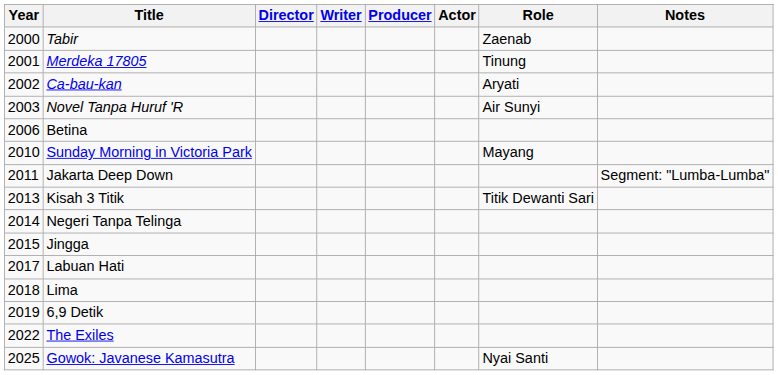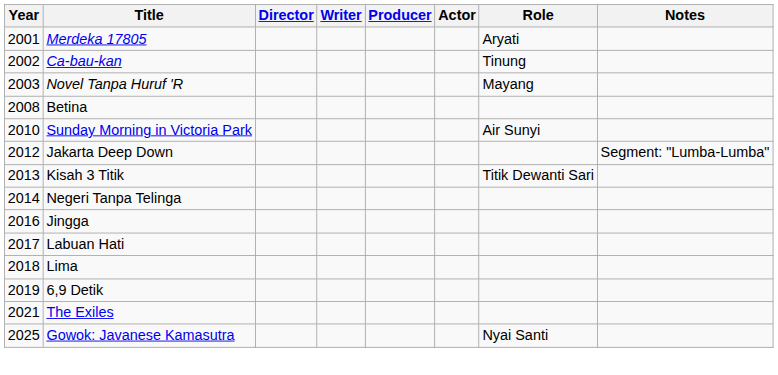- row: (62, 38)
(504, 61) Tinung -> (501, 38) Aryati
(501, 84) Aryati -> (504, 61) Tinung
(511, 107) Air Sunyi -> (508, 84) Mayang
(24, 130) 2006 -> (24, 107) 2008
(508, 152) Mayang -> (511, 130) Air Sunyi
(23, 175) 2011 -> (24, 152) 2012
(24, 244) 2015 -> (24, 221) 2016
(24, 335) 2022 -> (24, 312) 2021
